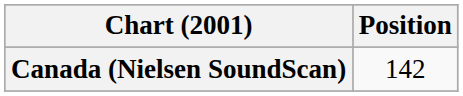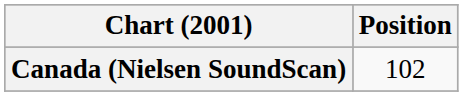(405, 68) 142 -> (405, 68) 102
